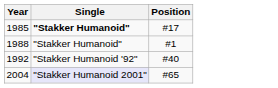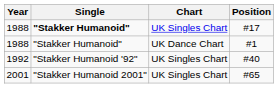+ column: (189, 12)
(18, 28) 1985 -> (18, 28) 1988
(18, 75) 2004 -> (18, 75) 2001
(90, 75) lavender background -> (90, 75) no background
